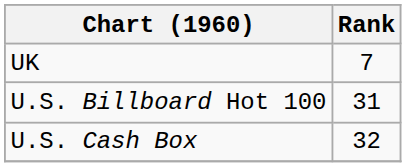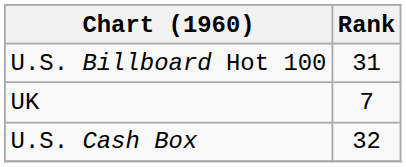rows swapped: (25, 63) <-> (169, 102)
